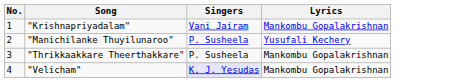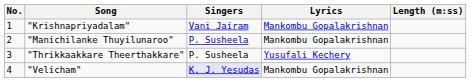+ column: (428, 12)
(307, 41) Yusufali Kechery -> (326, 41) Mankombu Gopalakrishnan
(326, 56) Mankombu Gopalakrishnan -> (307, 56) Yusufali Kechery
